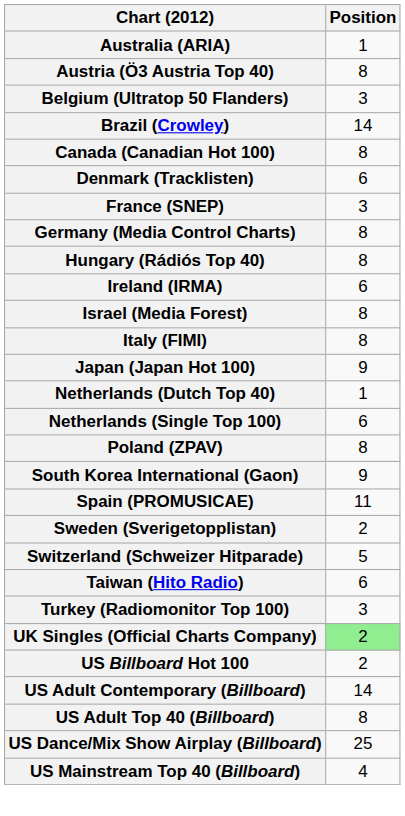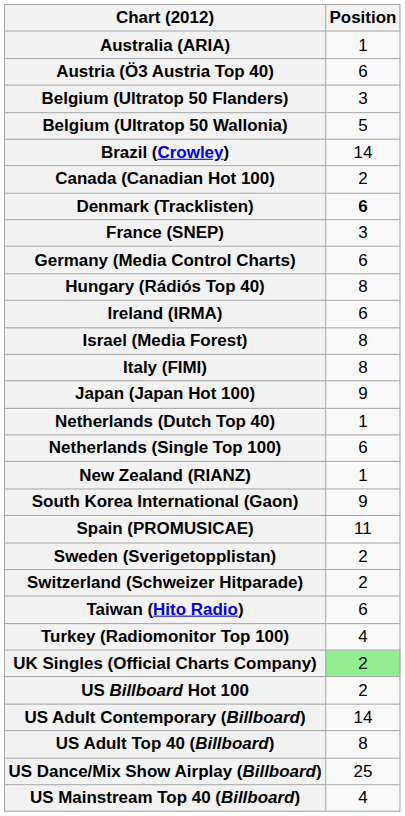(363, 71) 8 -> (363, 71) 6
+ row: (165, 125)
(363, 152) 8 -> (363, 179) 2
(363, 179) normal -> (363, 206) bold
(363, 233) 8 -> (363, 260) 6
+ row: (165, 475)
- row: (165, 448)
(363, 555) 5 -> (363, 582) 2
(363, 609) 3 -> (363, 636) 4
